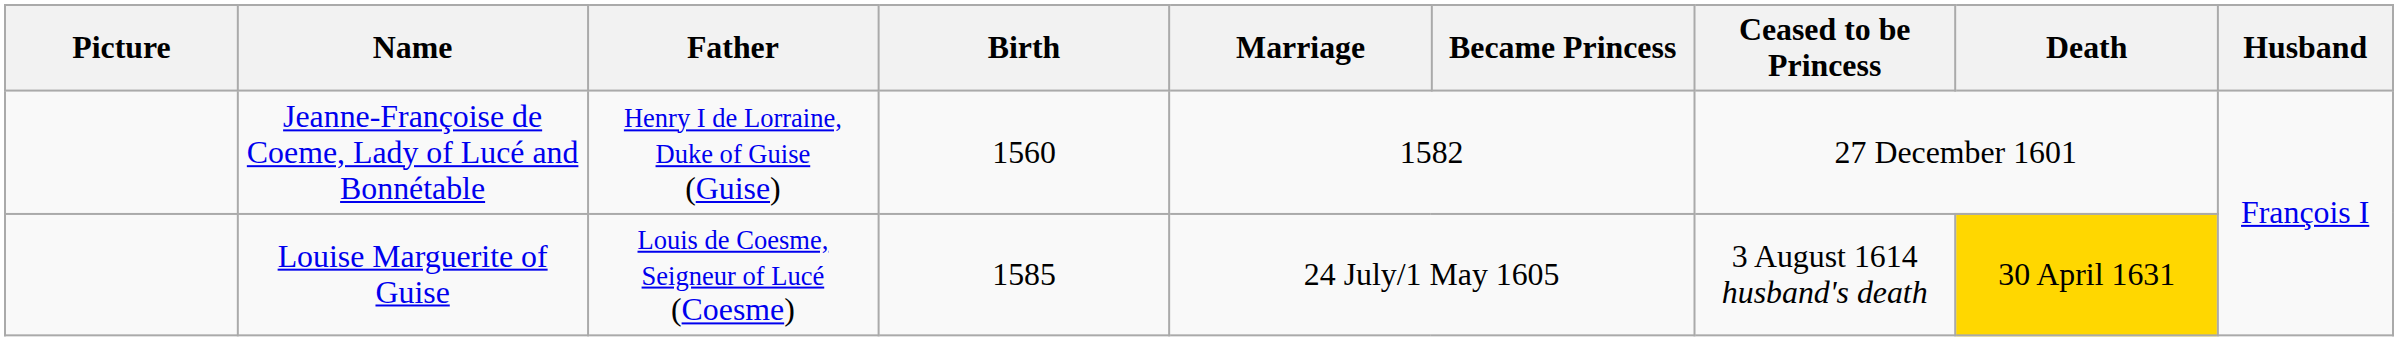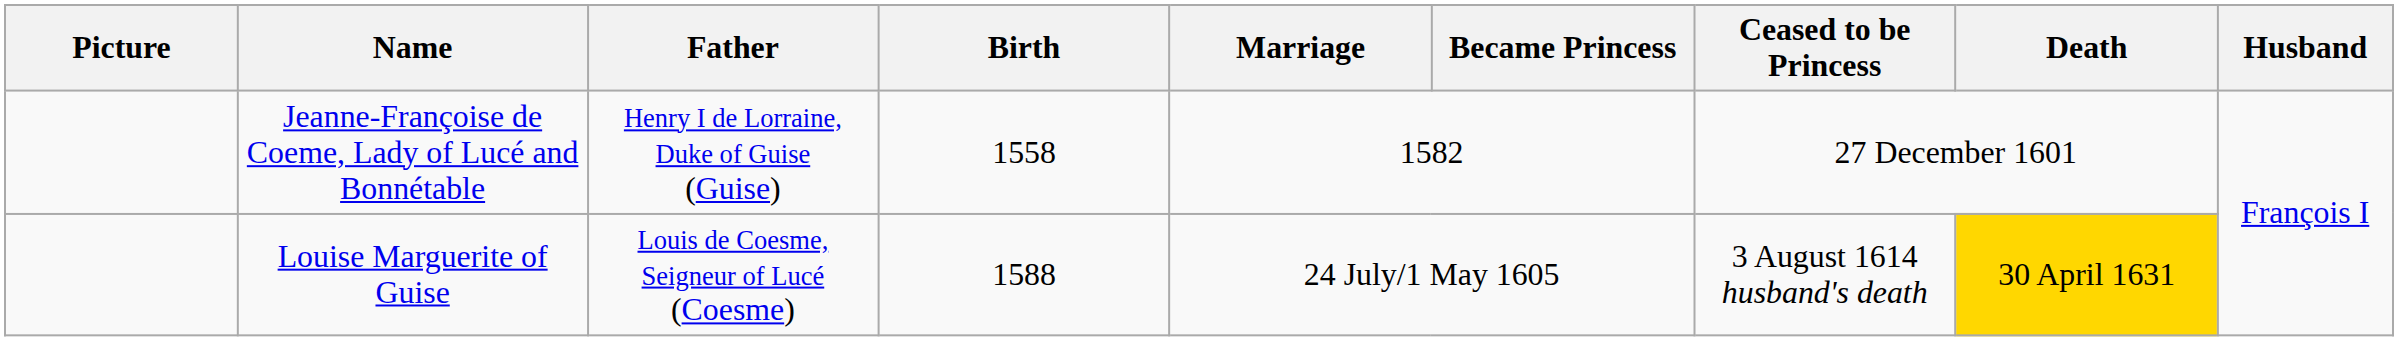(1024, 151) 1560 -> (1024, 151) 1558
(1024, 274) 1585 -> (1024, 274) 1588
